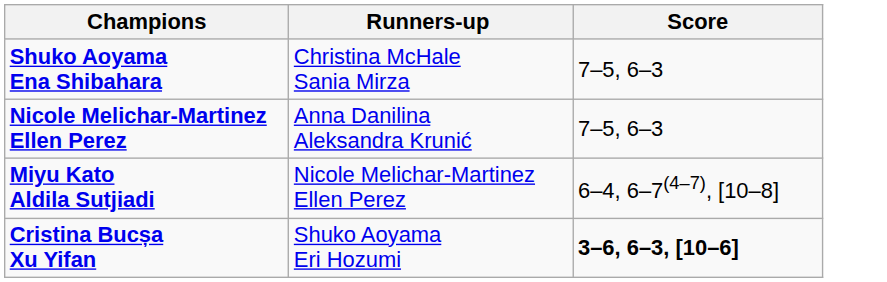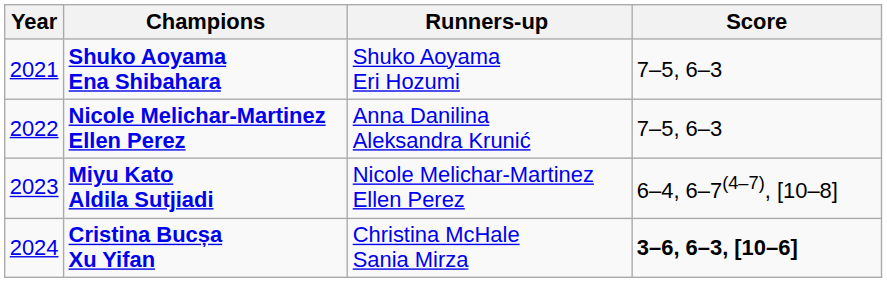+ column: (34, 21)
(377, 68) Christina McHale Sania Mirza -> (426, 68) Shuko Aoyama Eri Hozumi
(368, 247) Shuko Aoyama Eri Hozumi -> (436, 247) Christina McHale Sania Mirza
